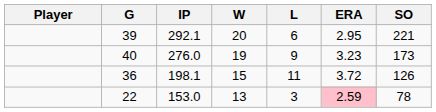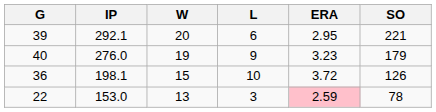- column: (53, 14)
(404, 55) 173 -> (396, 55) 179
(294, 76) 11 -> (253, 76) 10
